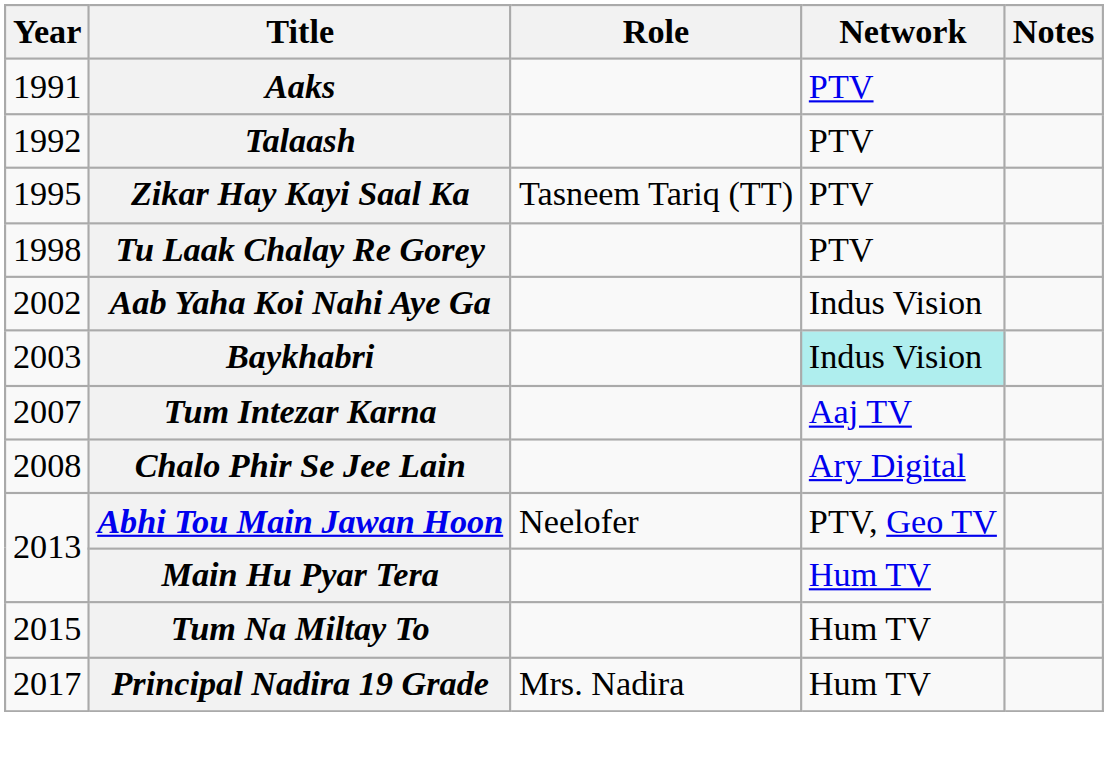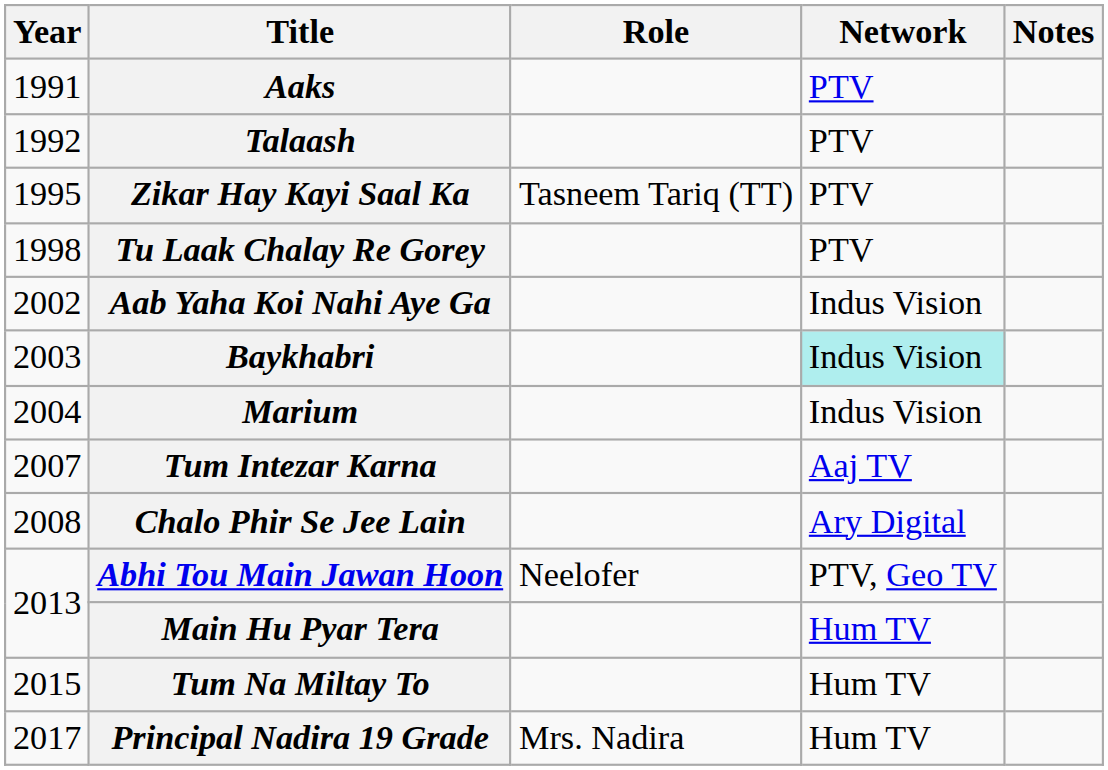+ row: (300, 411)
